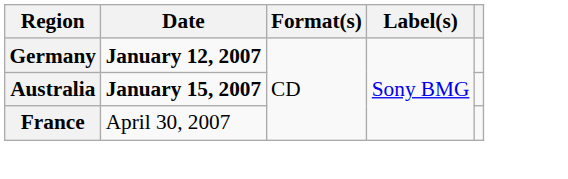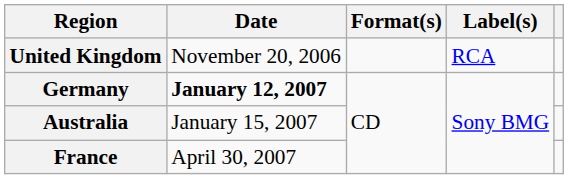+ row: (86, 55)
(183, 88) bold -> (244, 122) normal
